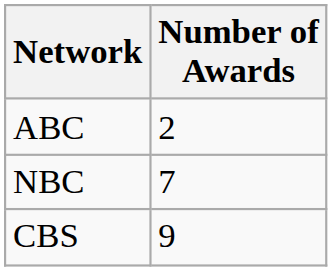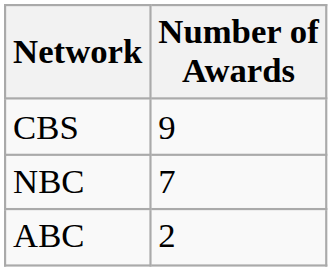rows swapped: (46, 236) <-> (49, 126)
